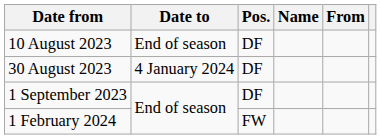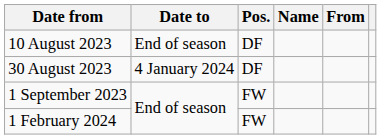(252, 95) DF -> (254, 95) FW
